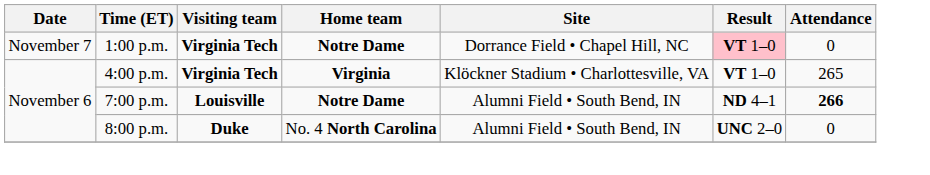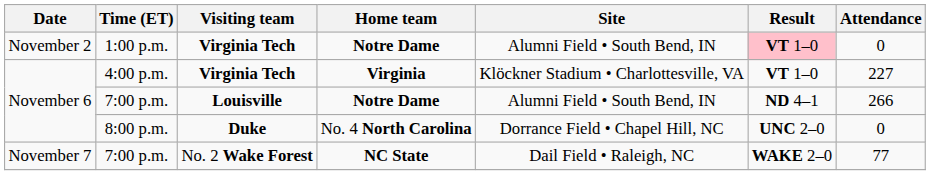(50, 46) November 7 -> (50, 46) November 2
(577, 46) Dorrance Field • Chapel Hill, NC -> (612, 46) Alumni Field • South Bend, IN
(831, 73) 265 -> (881, 73) 227
(831, 101) bold -> (881, 101) normal
(577, 128) Alumni Field • South Bend, IN -> (612, 128) Dorrance Field • Chapel Hill, NC
+ row: (136, 156)
